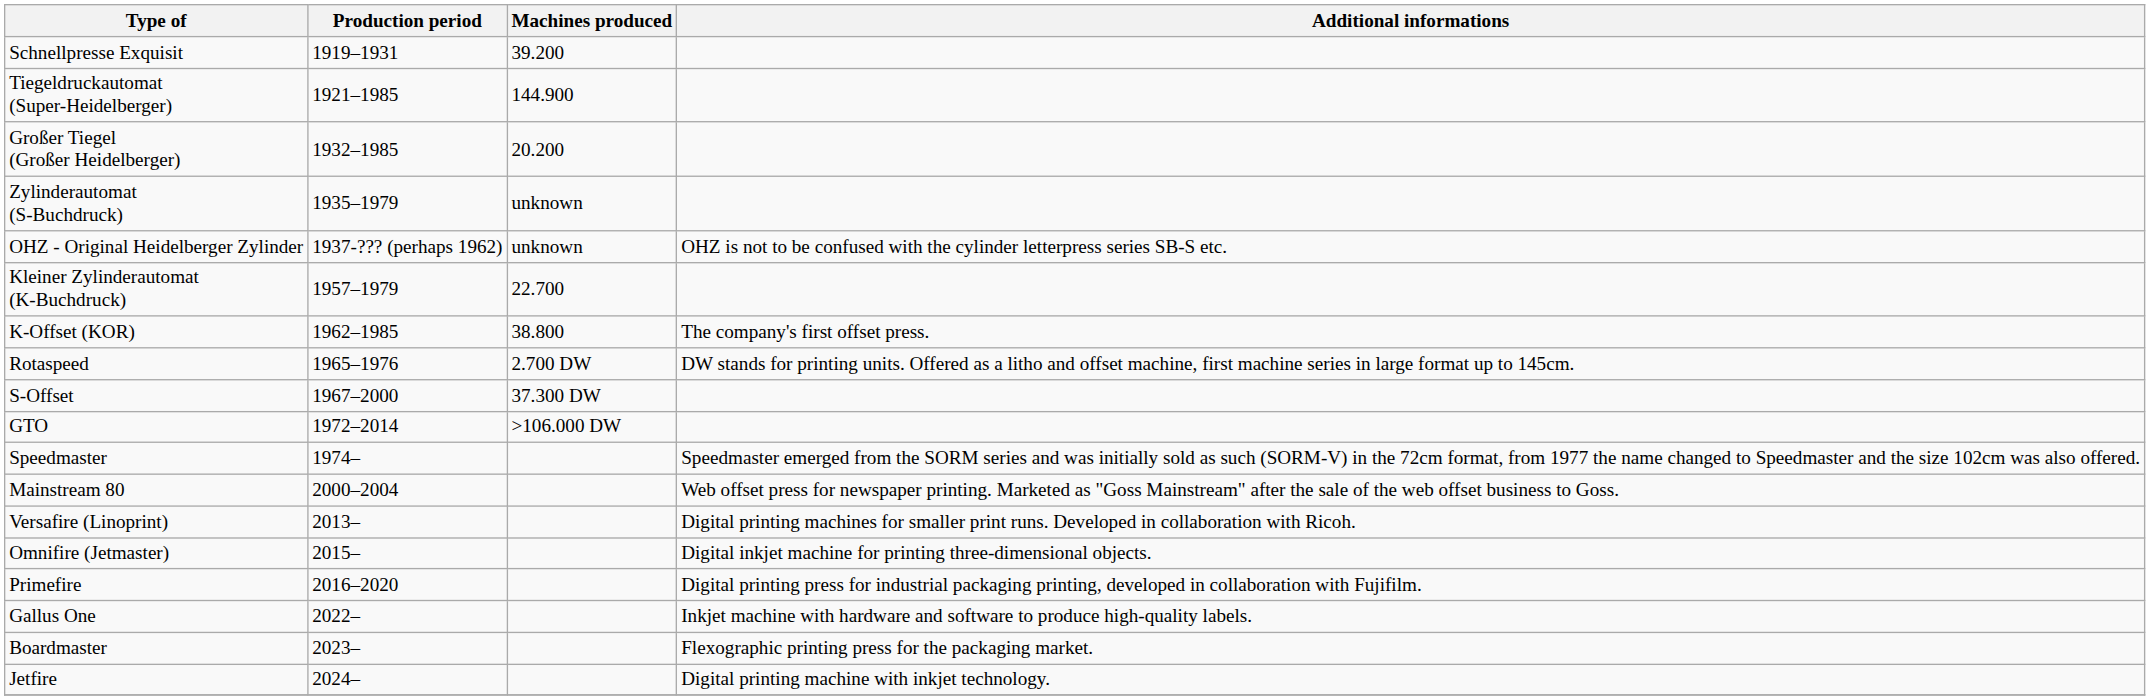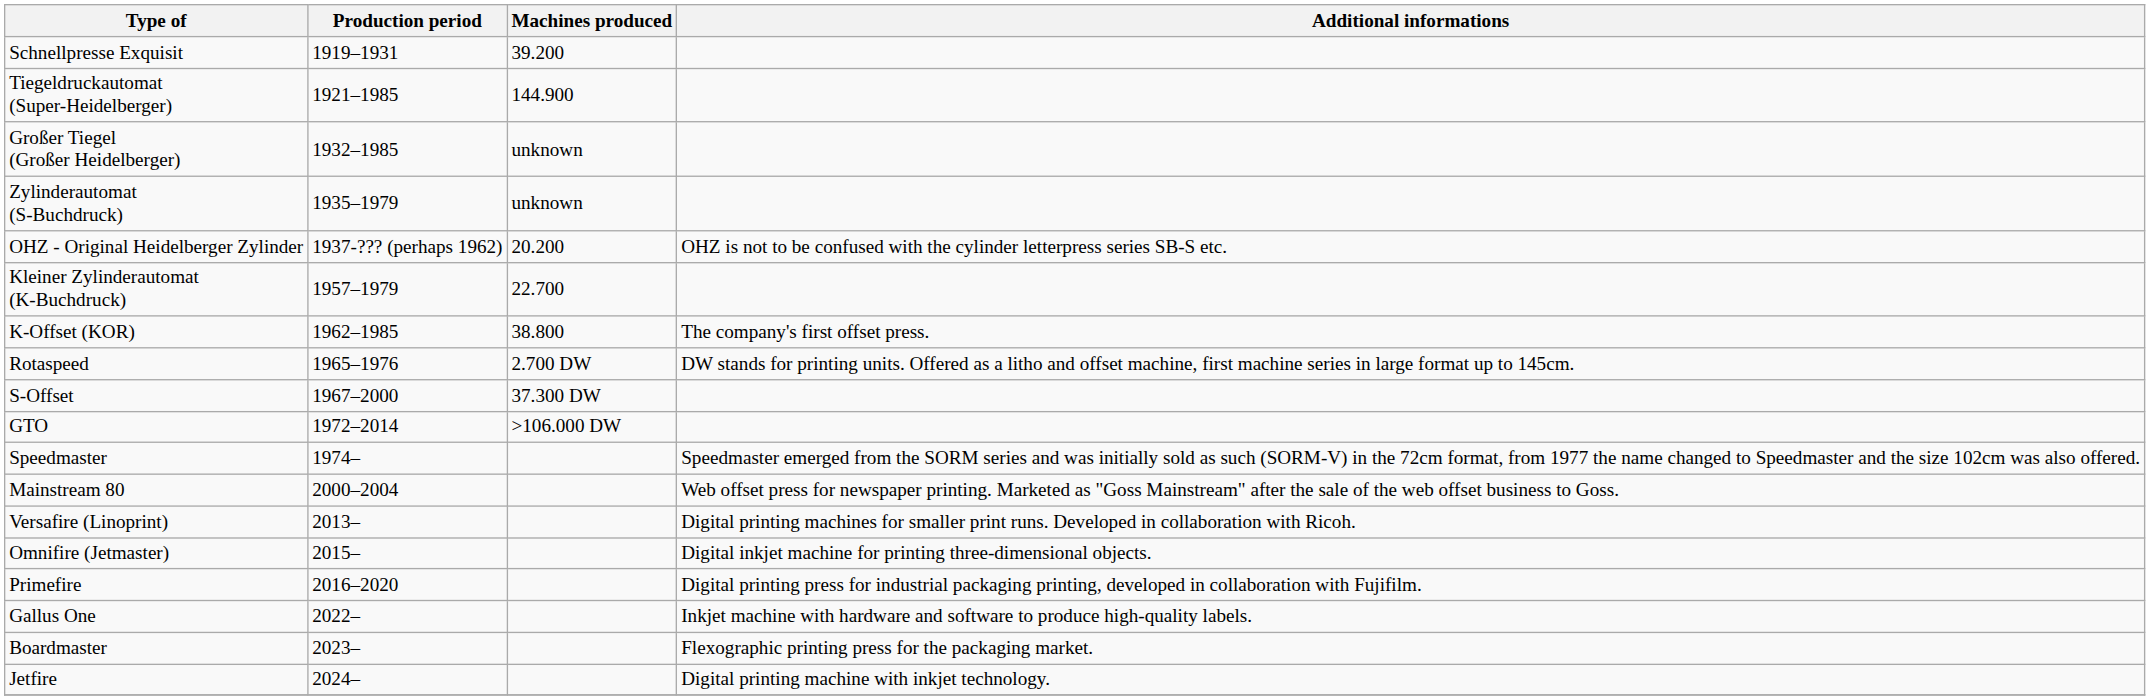(538, 149) 20.200 -> (547, 149) unknown
(547, 246) unknown -> (538, 246) 20.200
